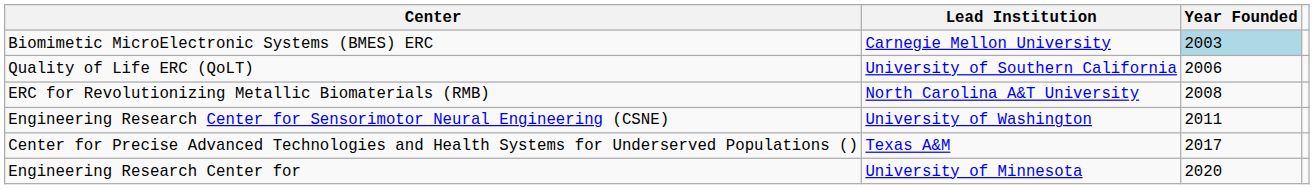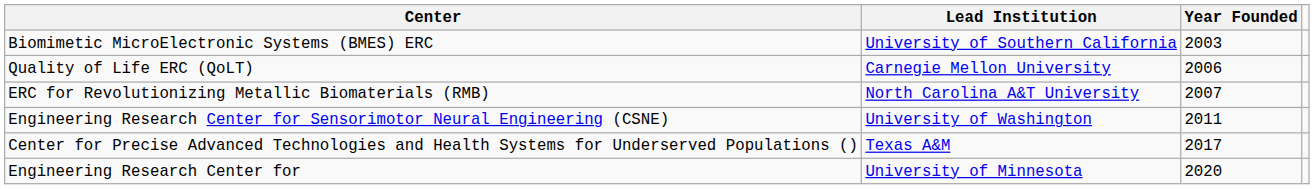(988, 43) Carnegie Mellon University -> (1021, 43) University of Southern California
(1203, 43) lightblue background -> (1203, 43) no background
(1021, 69) University of Southern California -> (988, 69) Carnegie Mellon University
(1203, 94) 2008 -> (1203, 94) 2007
